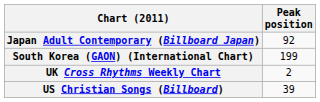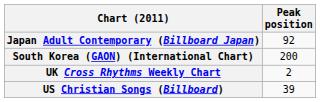(289, 57) 199 -> (289, 57) 200
